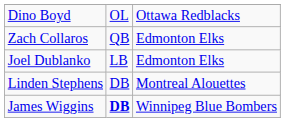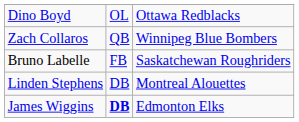(180, 38) Edmonton Elks -> (206, 38) Winnipeg Blue Bombers
- row: (49, 60)
+ row: (49, 60)
(206, 106) Winnipeg Blue Bombers -> (180, 106) Edmonton Elks
